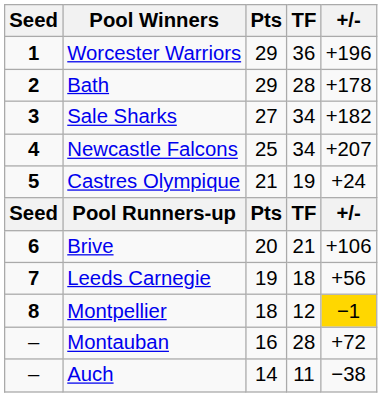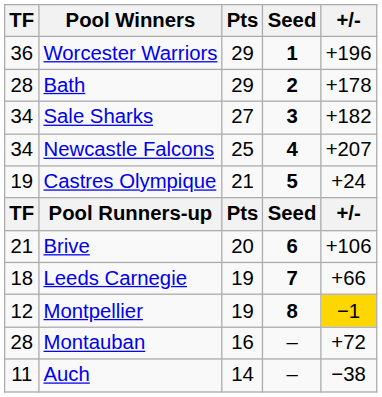columns swapped: (34, 20) <-> (304, 20)
(349, 278) +56 -> (349, 278) +66
(266, 310) 18 -> (243, 310) 19
